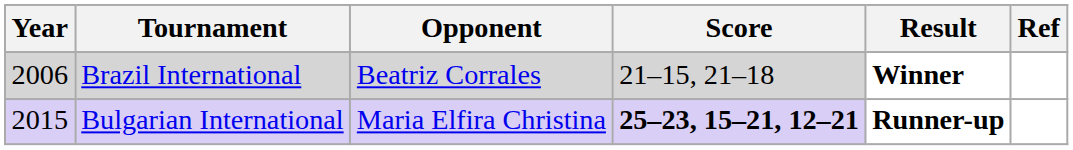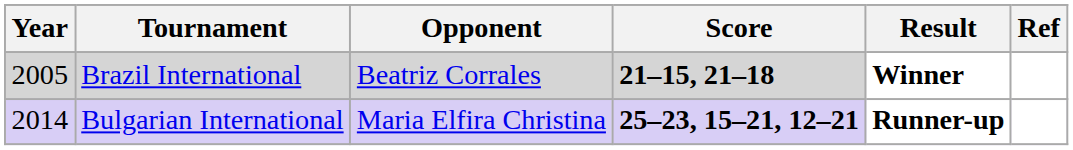(40, 74) 2006 -> (40, 74) 2005
(697, 74) normal -> (697, 74) bold
(40, 121) 2015 -> (40, 121) 2014
